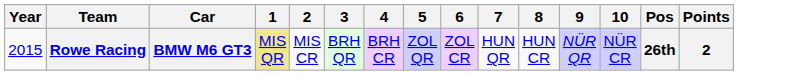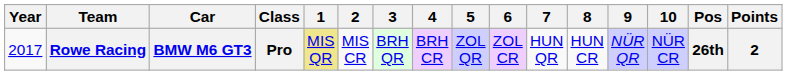+ column: (279, 16)
(25, 49) 2015 -> (25, 49) 2017
